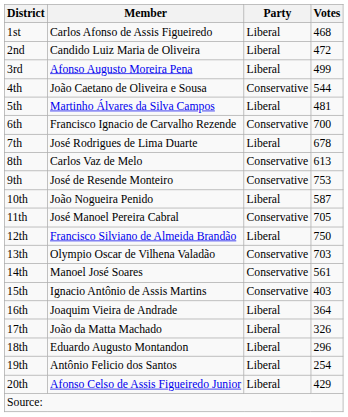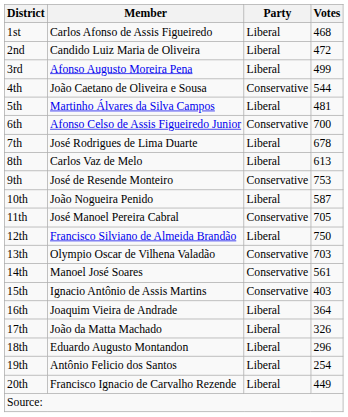(143, 124) Francisco Ignacio de Carvalho Rezende -> (146, 124) Afonso Celso de Assis Figueiredo Junior
(277, 161) Conservative -> (263, 161) Liberal
(146, 384) Afonso Celso de Assis Figueiredo Junior -> (143, 384) Francisco Ignacio de Carvalho Rezende
(322, 384) 429 -> (322, 384) 449
